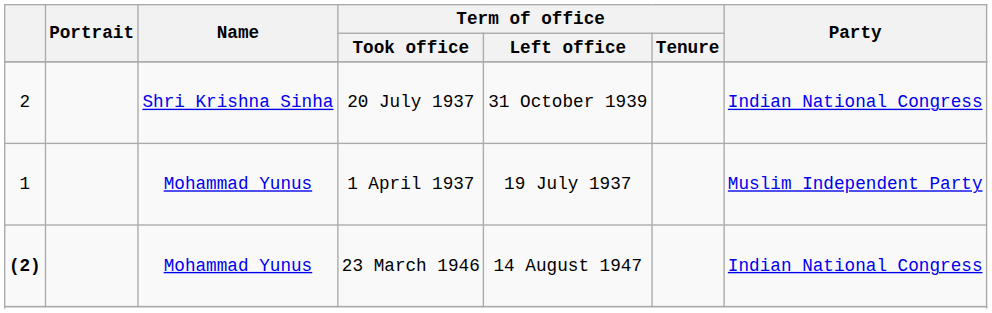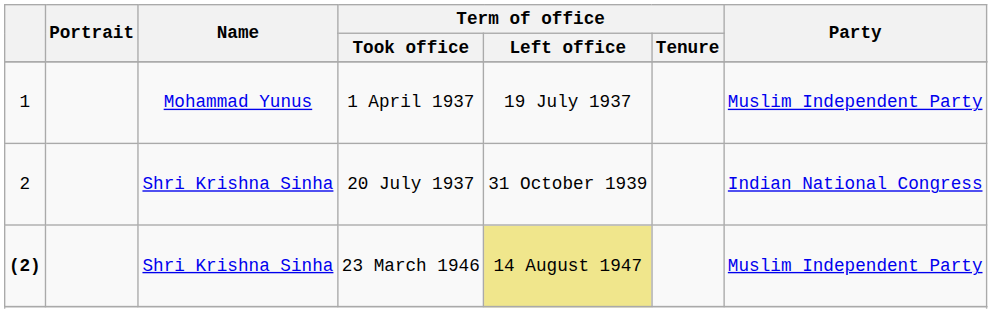rows swapped: (411, 185) <-> (411, 103)
(238, 266) Mohammad Yunus -> (238, 266) Shri Krishna Sinha
(568, 266) no background -> (568, 266) khaki background
(855, 266) Indian National Congress -> (855, 266) Muslim Independent Party
